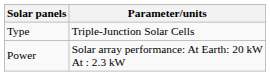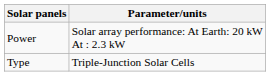rows swapped: (18, 31) <-> (21, 55)
